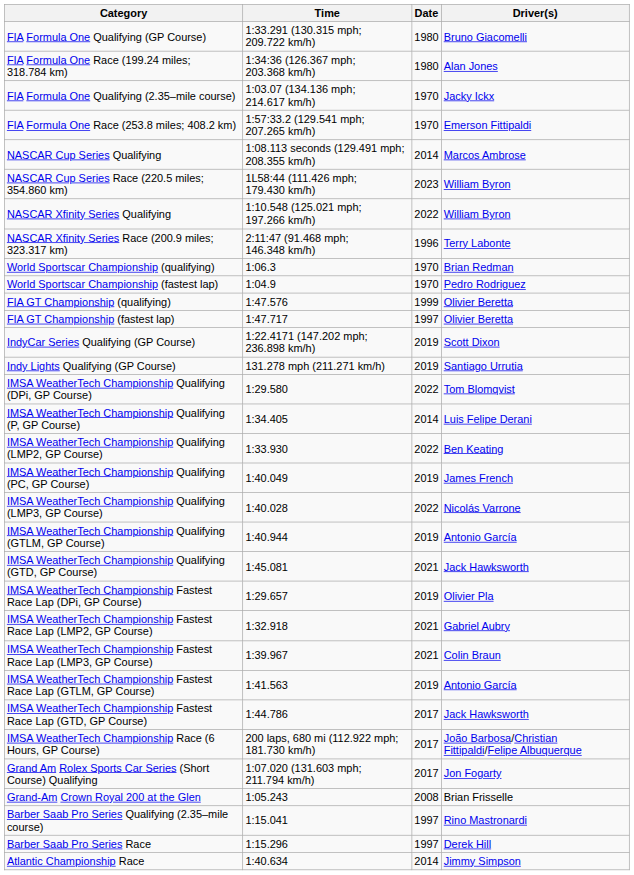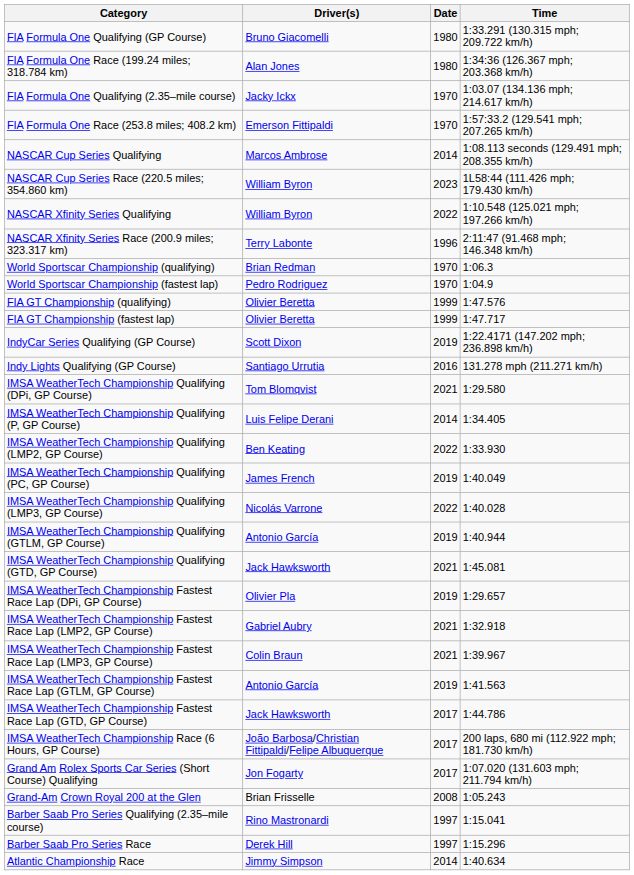columns swapped: (535, 13) <-> (327, 13)
(426, 319) 1997 -> (446, 319) 1999
(426, 366) 2019 -> (446, 366) 2016
(426, 389) 2022 -> (446, 389) 2021
